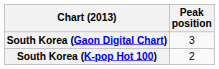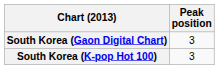(192, 56) 2 -> (192, 56) 3
